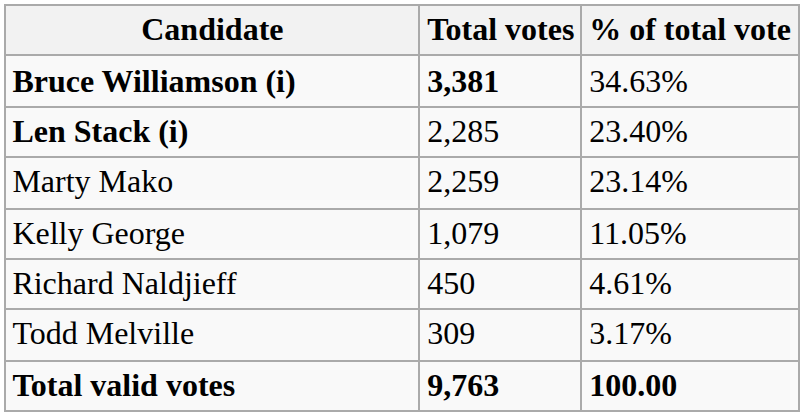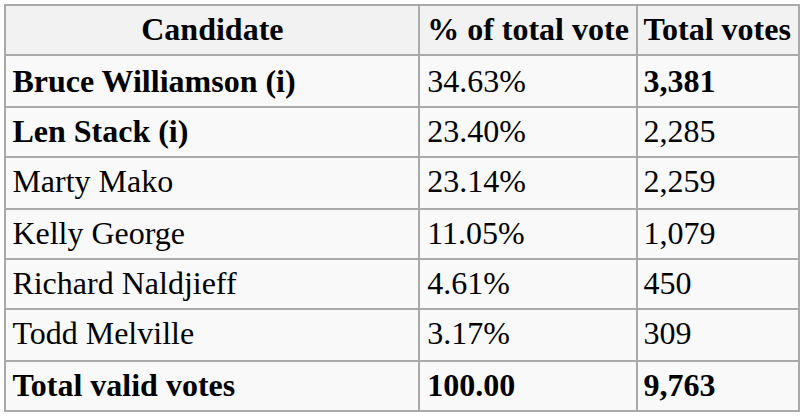columns swapped: (501, 29) <-> (690, 29)
